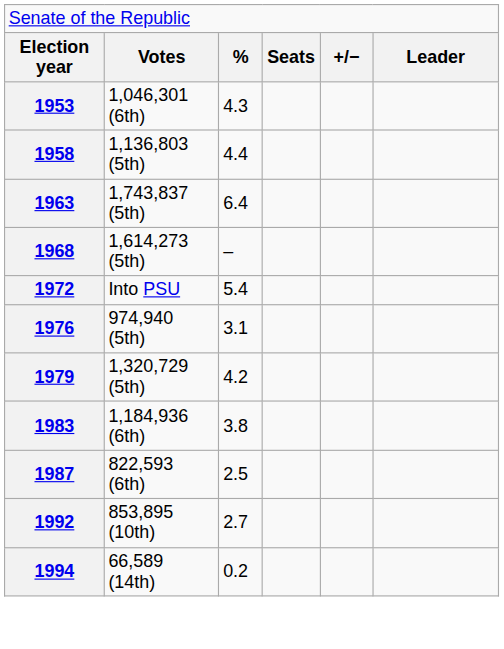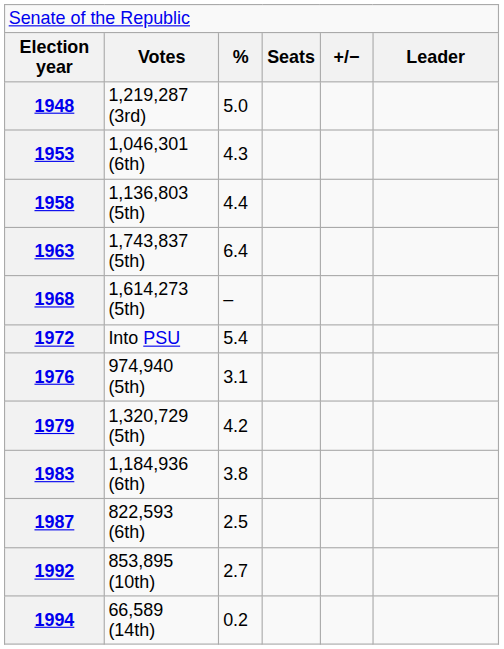+ row: (54, 105)
